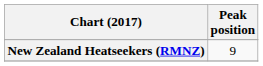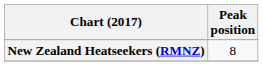(233, 50) 9 -> (233, 50) 8
